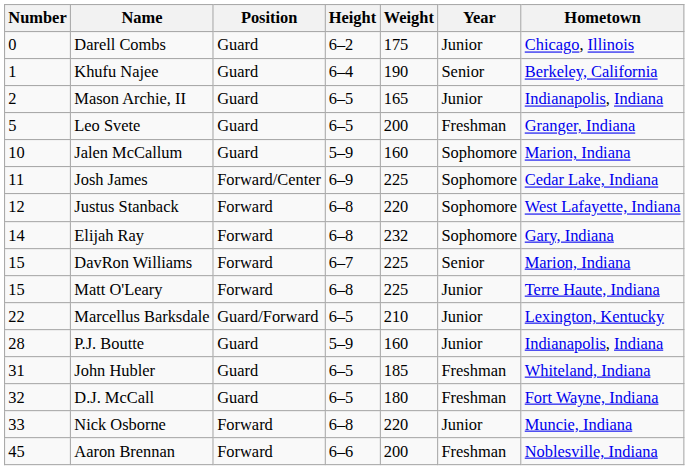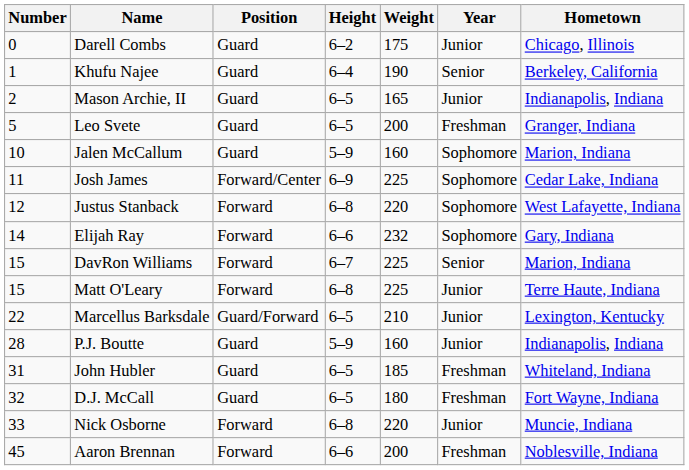(341, 234) 6–8 -> (341, 234) 6–6
